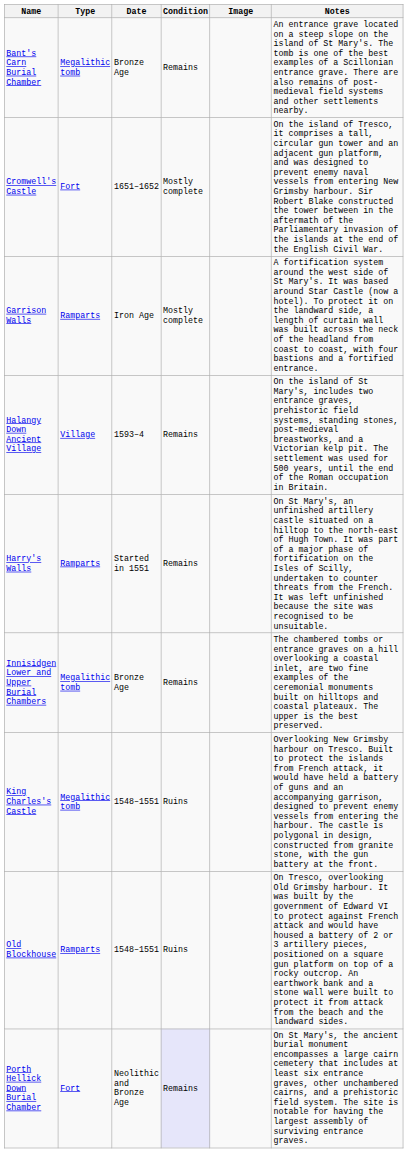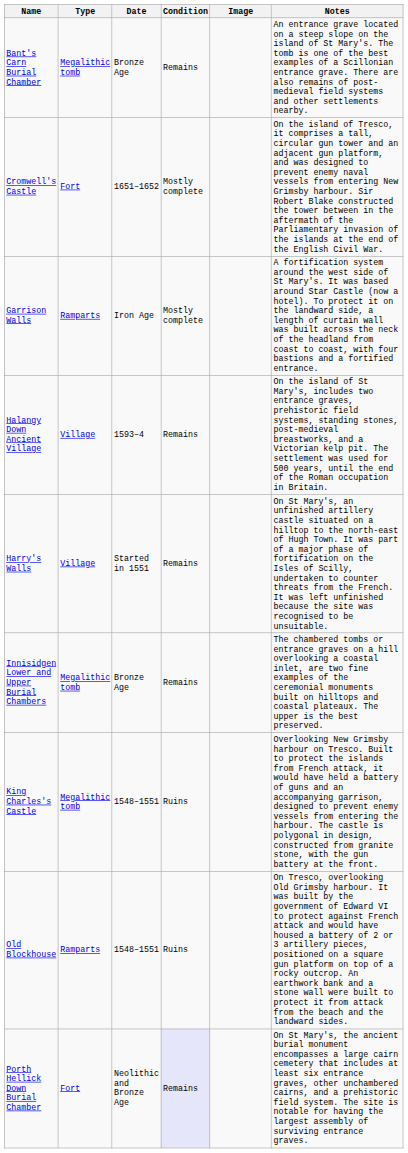(80, 564) Ramparts -> (78, 564) Village
